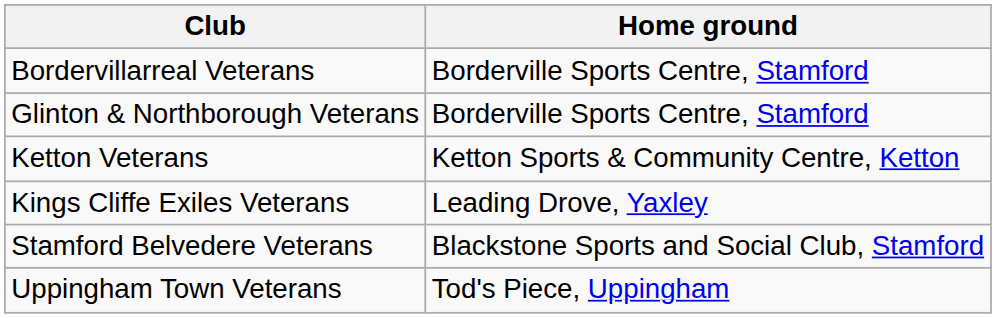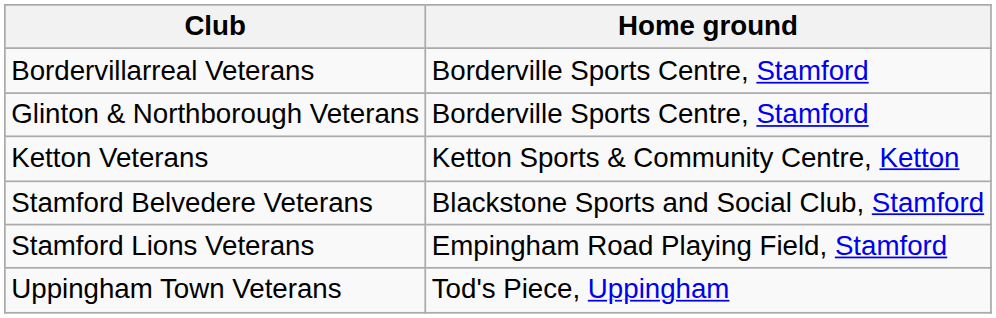- row: (180, 202)
+ row: (163, 245)
